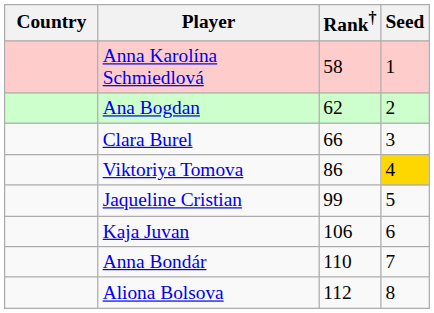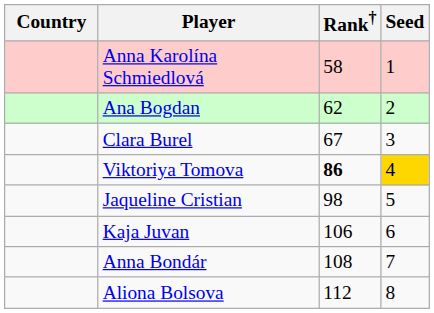(333, 138) 66 -> (333, 138) 67
(333, 169) normal -> (333, 169) bold
(333, 200) 99 -> (333, 200) 98
(338, 261) 110 -> (338, 261) 108
